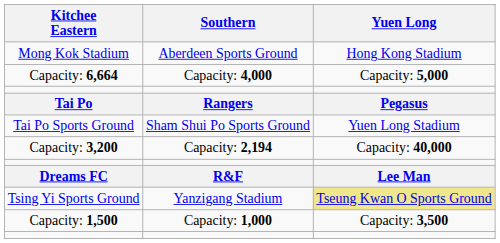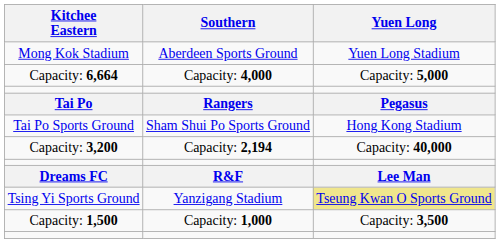(404, 53) Hong Kong Stadium -> (404, 53) Yuen Long Stadium
(404, 125) Yuen Long Stadium -> (404, 125) Hong Kong Stadium
